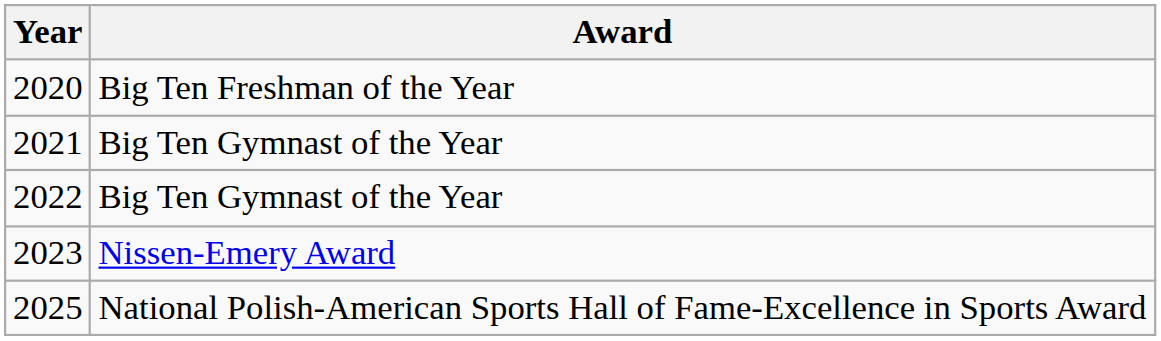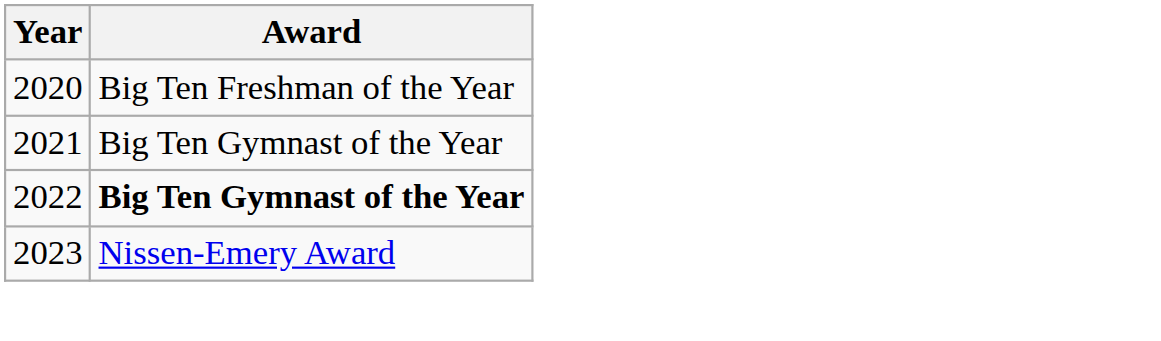(300, 197) normal -> (312, 197) bold
- row: (48, 307)
